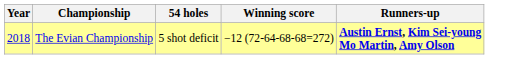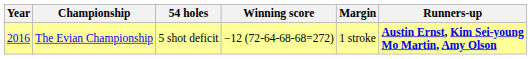+ column: (358, 13)
(19, 38) 2018 -> (19, 38) 2016
